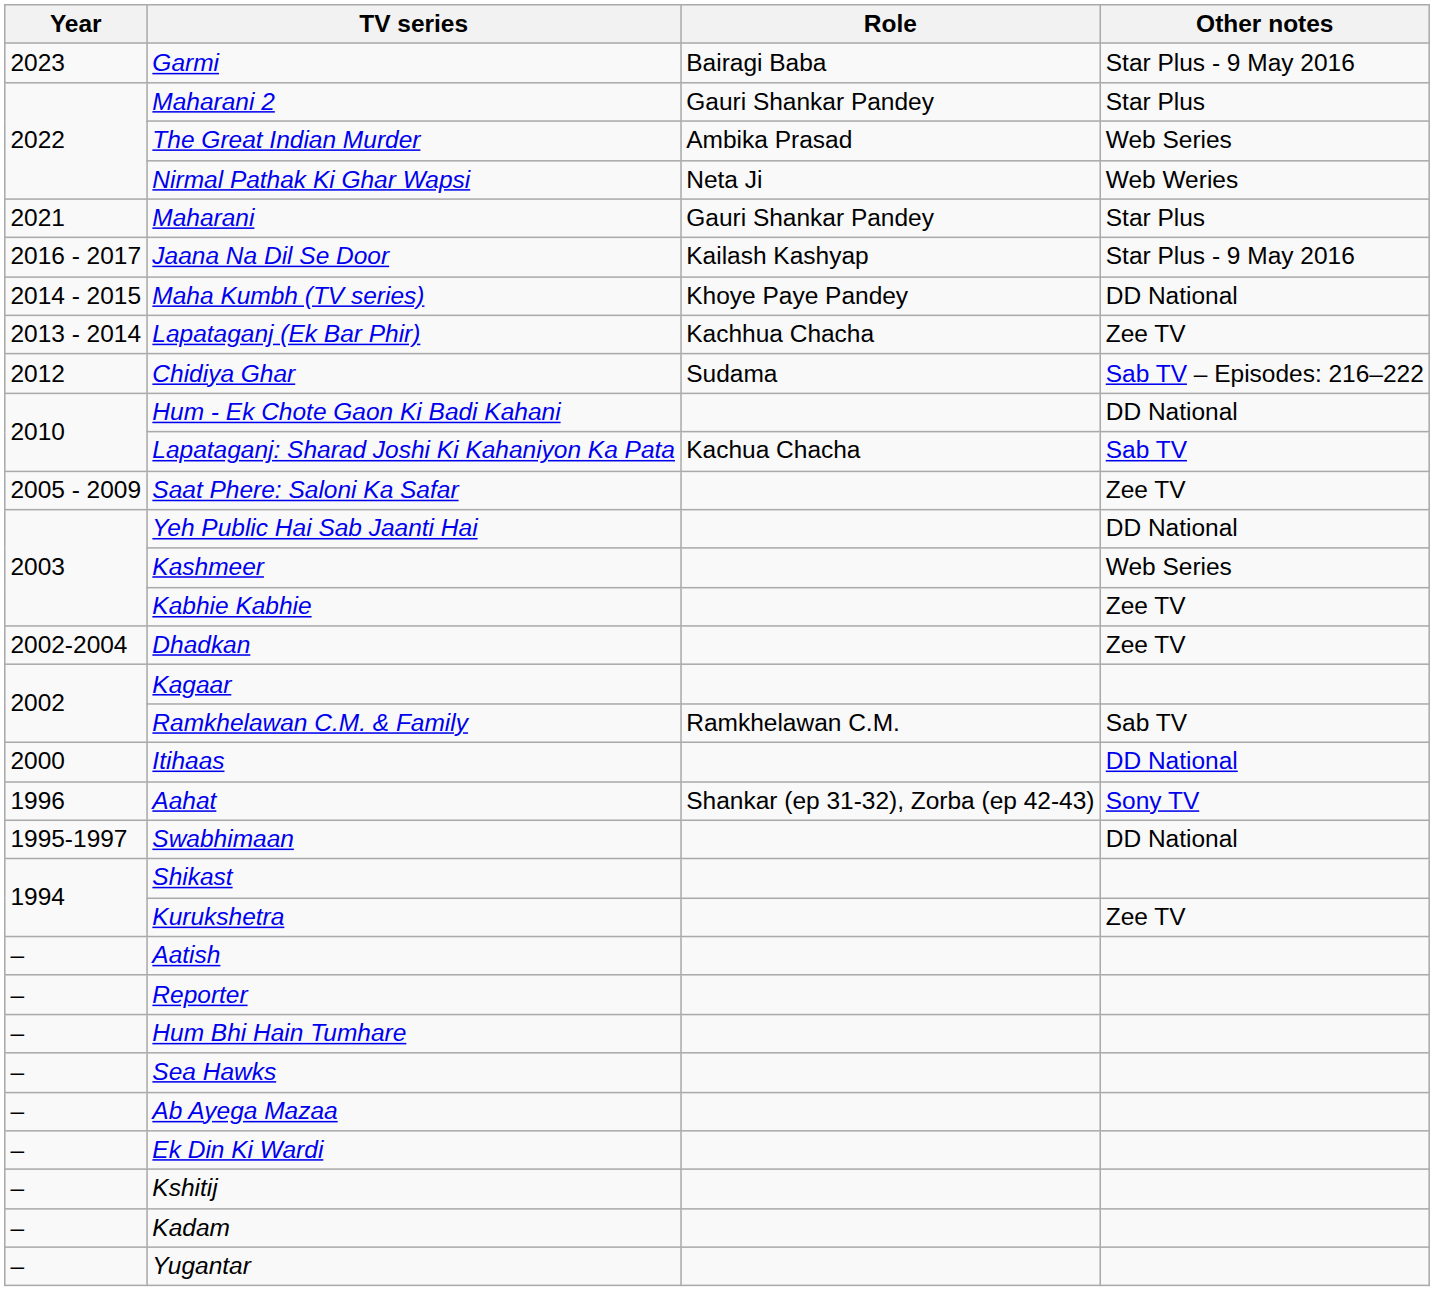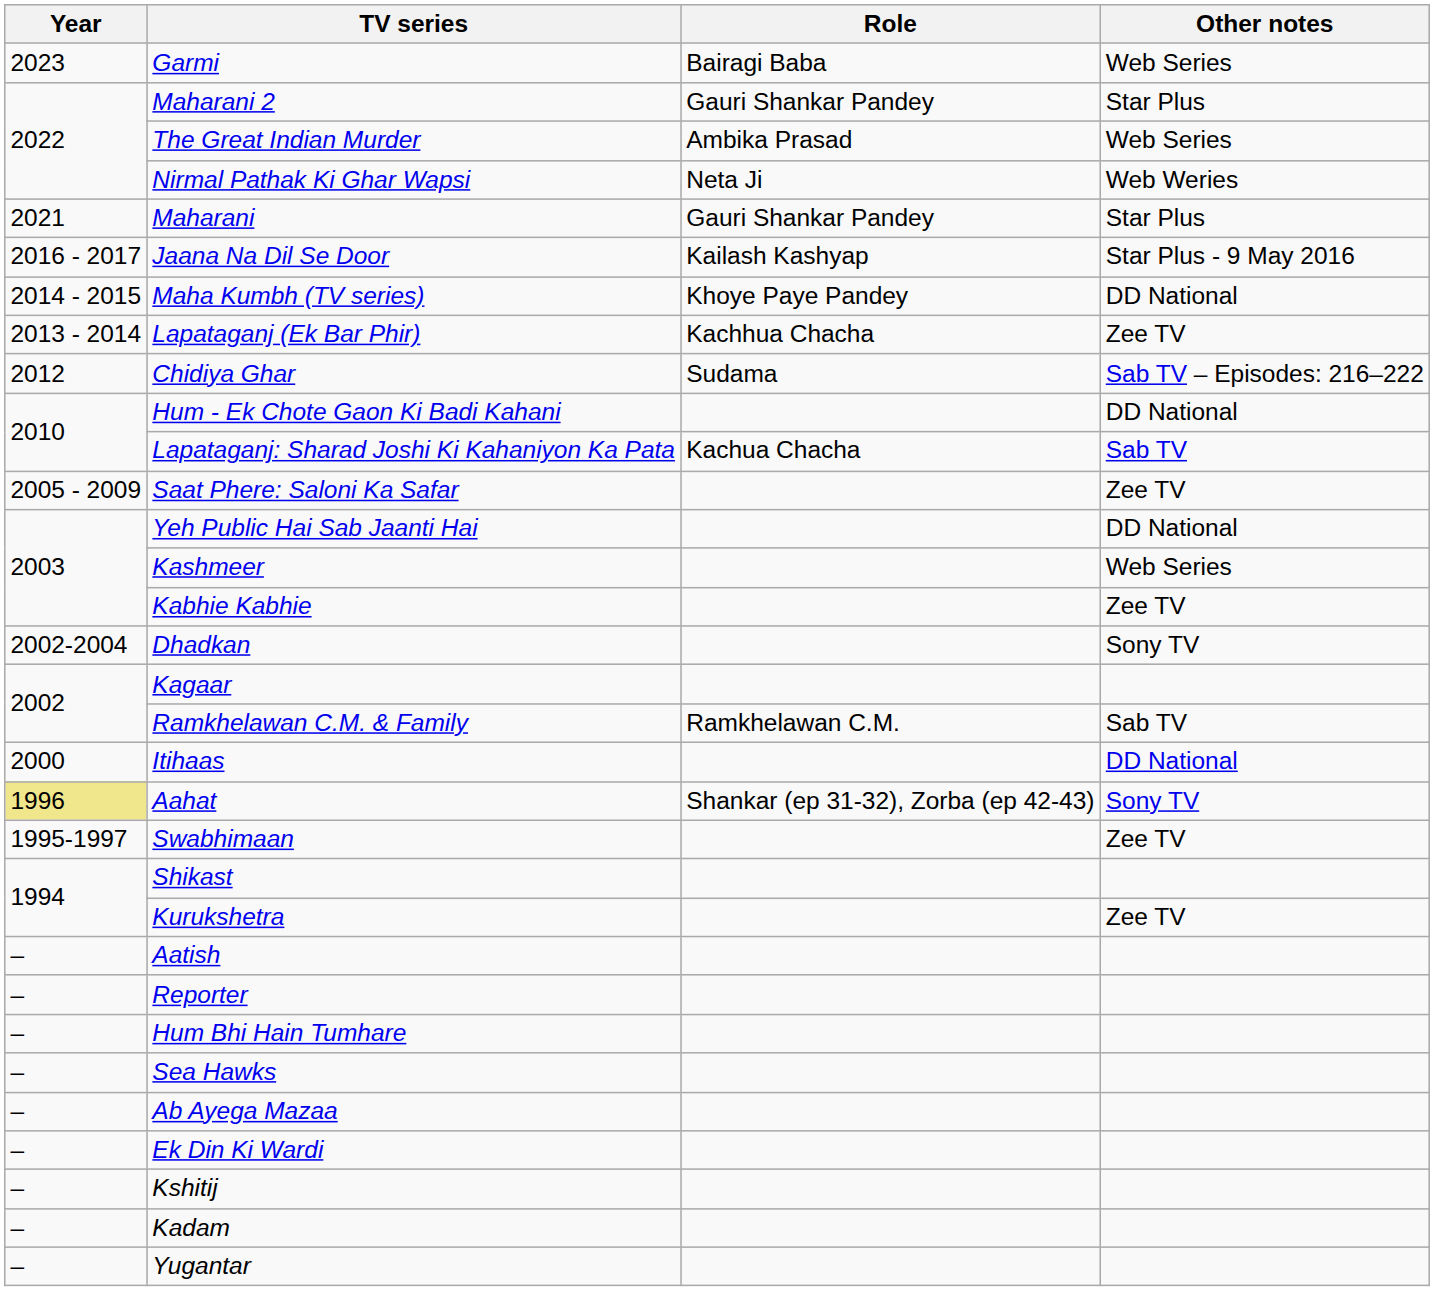(1230, 62) Star Plus - 9 May 2016 -> (1169, 62) Web Series
(1146, 645) Zee TV -> (1152, 645) Sony TV
(38, 800) no background -> (38, 800) khaki background
(1172, 839) DD National -> (1146, 839) Zee TV
